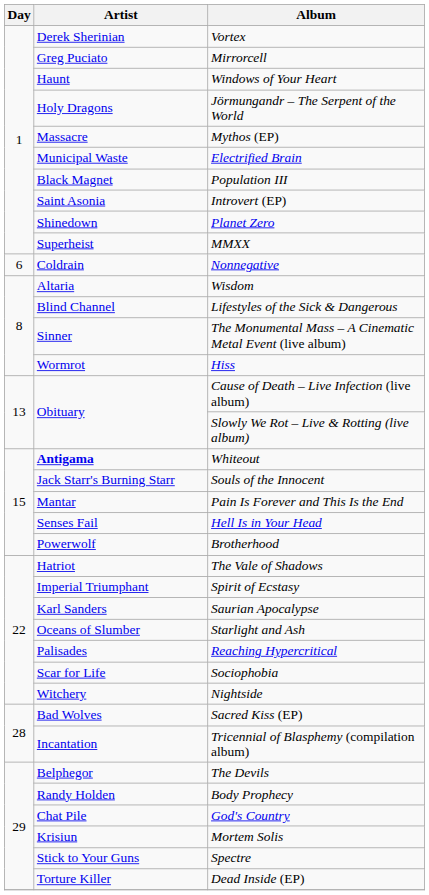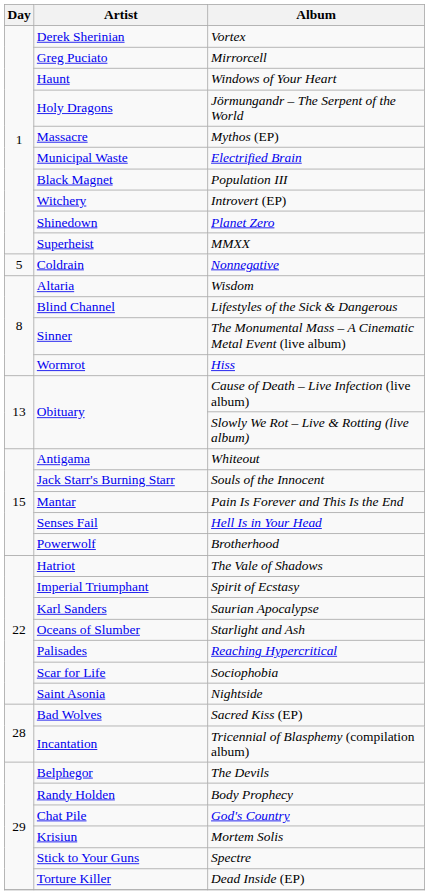(71, 200) Saint Asonia -> (62, 200) Witchery
(19, 264) 6 -> (19, 264) 5
(65, 459) bold -> (63, 459) normal
(62, 693) Witchery -> (71, 693) Saint Asonia
